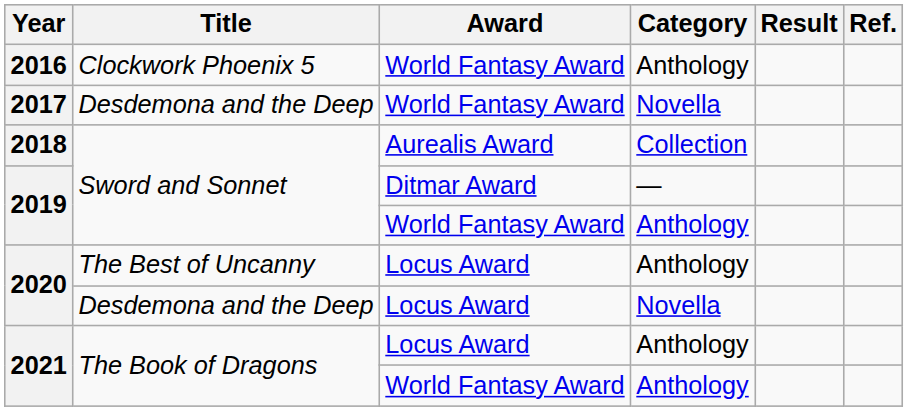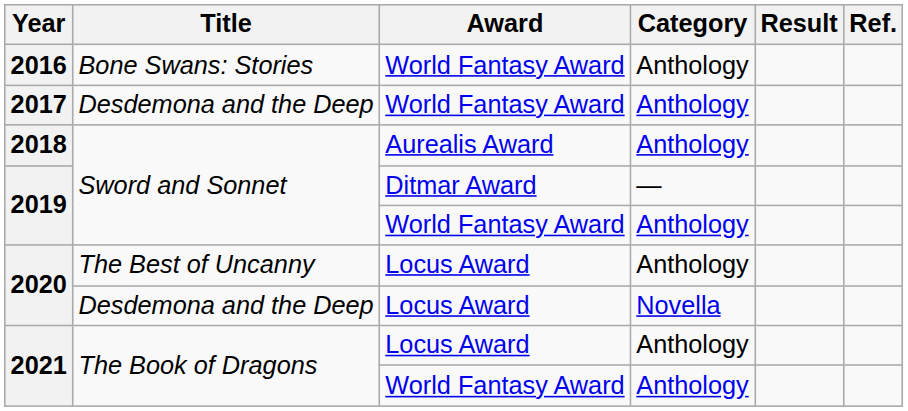(197, 64) Clockwork Phoenix 5 -> (196, 64) Bone Swans: Stories
(678, 104) Novella -> (693, 104) Anthology
(692, 144) Collection -> (693, 144) Anthology
